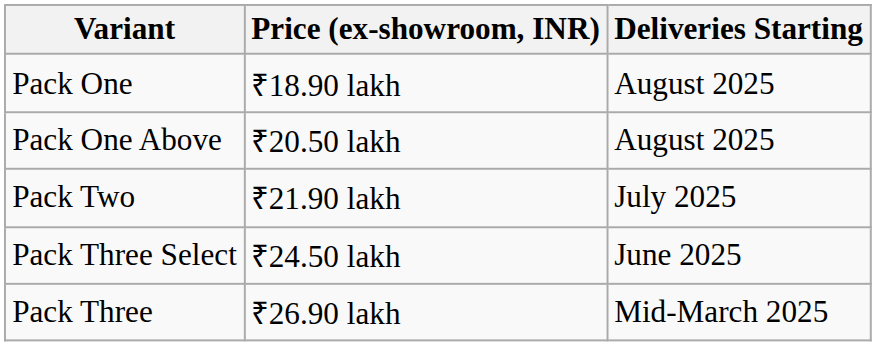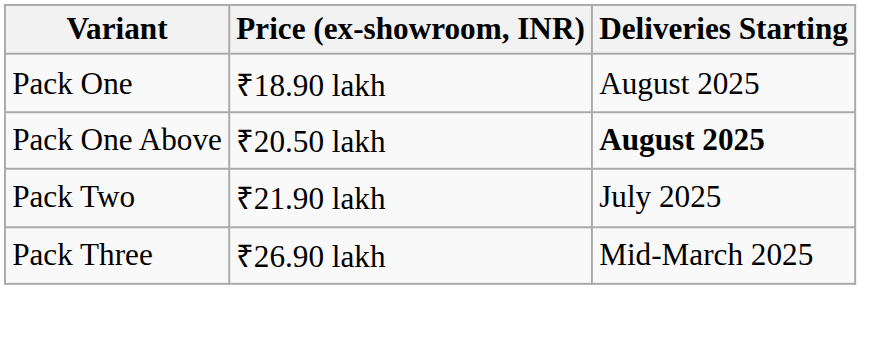(694, 139) normal -> (682, 139) bold
- row: (125, 254)
